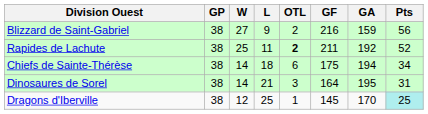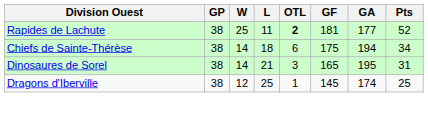- row: (68, 30)
(329, 48) 211 -> (329, 30) 181
(367, 48) 192 -> (367, 30) 177
(329, 83) 164 -> (329, 65) 165
(367, 100) 170 -> (367, 83) 174
(404, 100) paleturquoise background -> (404, 83) no background
